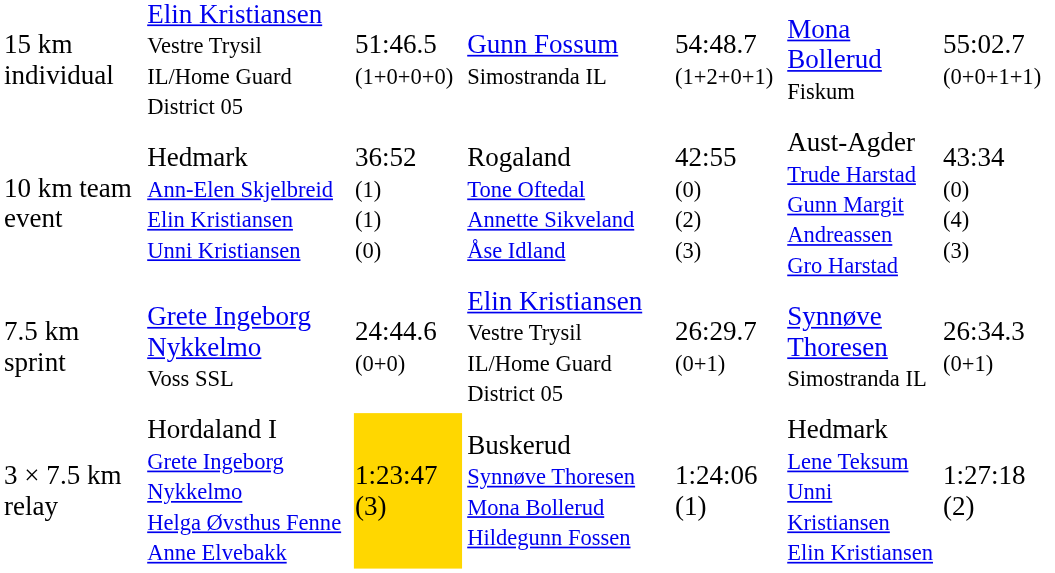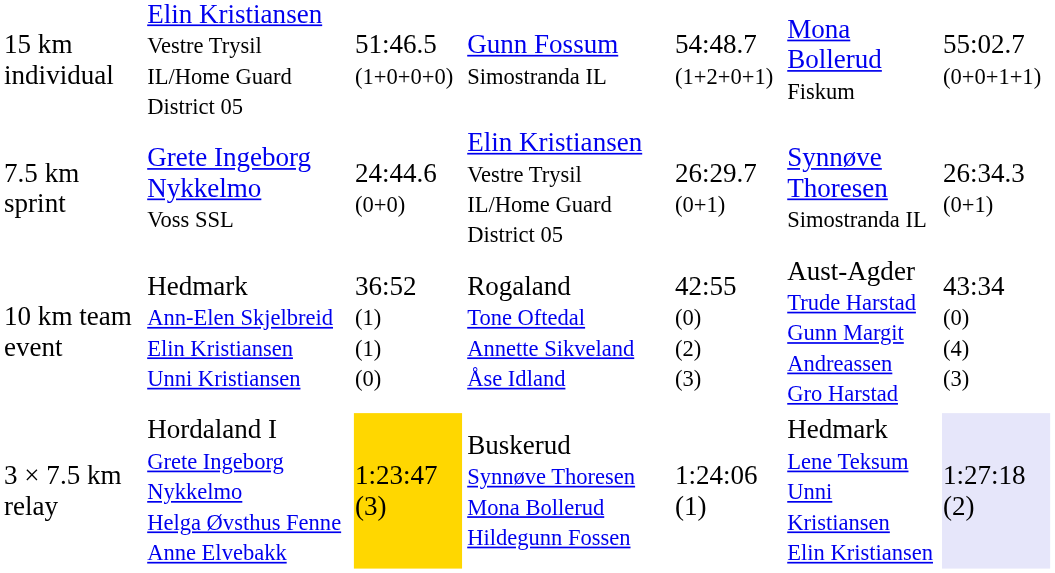rows swapped: (42, 346) <-> (68, 203)
(984, 490) no background -> (984, 490) lavender background
